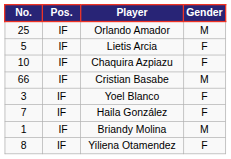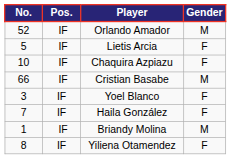(24, 30) 25 -> (24, 30) 52
